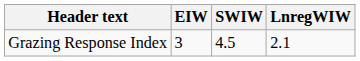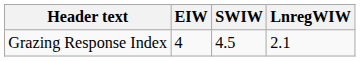(179, 42) 3 -> (179, 42) 4
